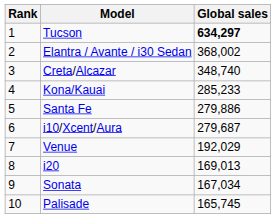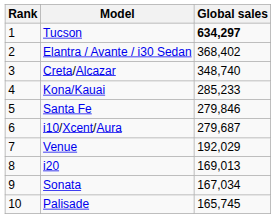(219, 52) 368,002 -> (219, 52) 368,402
(219, 109) 279,886 -> (219, 109) 279,846
